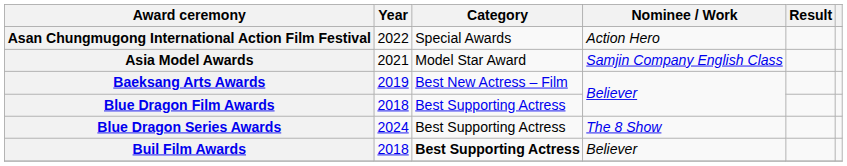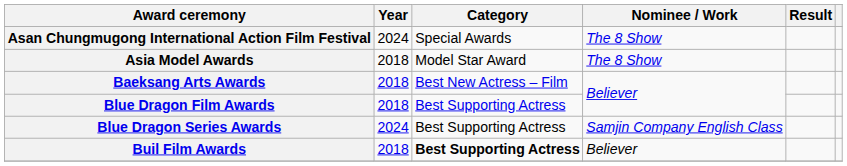(393, 37) 2022 -> (393, 37) 2024
(623, 37) Action Hero -> (624, 37) The 8 Show
(393, 60) 2021 -> (393, 60) 2018
(684, 60) Samjin Company English Class -> (624, 60) The 8 Show
(393, 82) 2019 -> (393, 82) 2018
(624, 127) The 8 Show -> (684, 127) Samjin Company English Class
